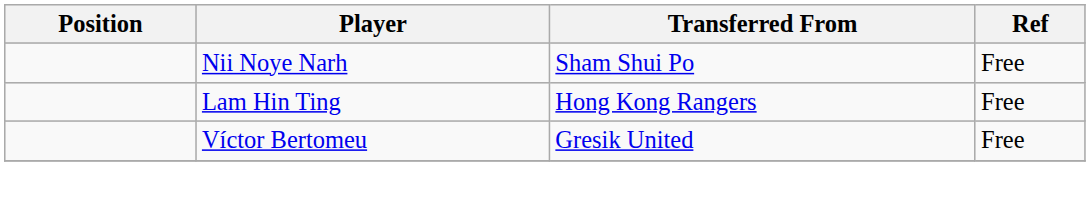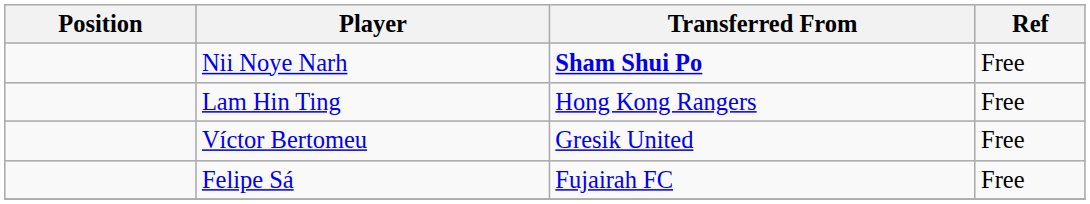(625, 62) normal -> (629, 62) bold
+ row: (248, 179)
